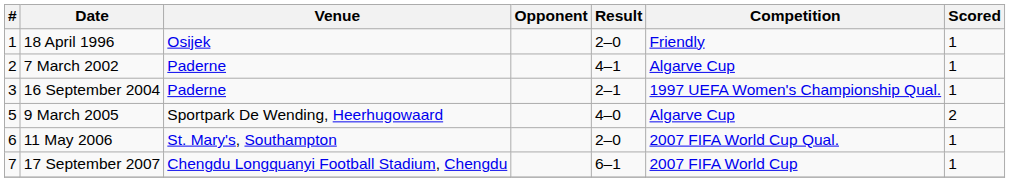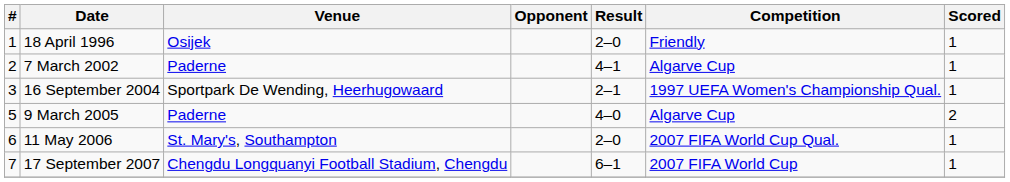(197, 90) Paderne -> (305, 90) Sportpark De Wending, Heerhugowaard
(305, 115) Sportpark De Wending, Heerhugowaard -> (197, 115) Paderne
